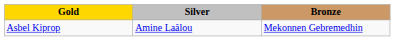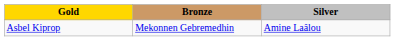columns swapped: (197, 12) <-> (326, 12)
